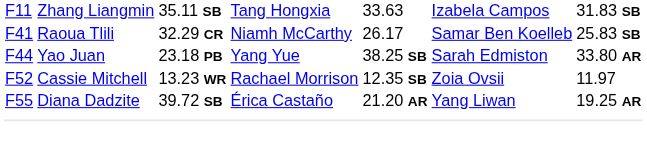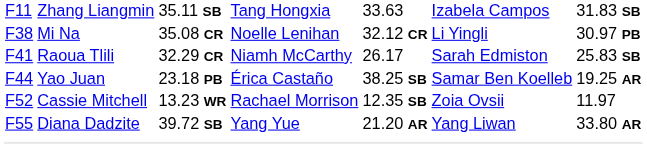+ row: (19, 33)
(502, 33) Samar Ben Koelleb -> (490, 56) Sarah Edmiston
(265, 56) Yang Yue -> (282, 78) Érica Castaño
(490, 56) Sarah Edmiston -> (502, 78) Samar Ben Koelleb
(609, 56) 33.80 AR -> (609, 78) 19.25 AR
(282, 100) Érica Castaño -> (265, 123) Yang Yue
(609, 100) 19.25 AR -> (609, 123) 33.80 AR
